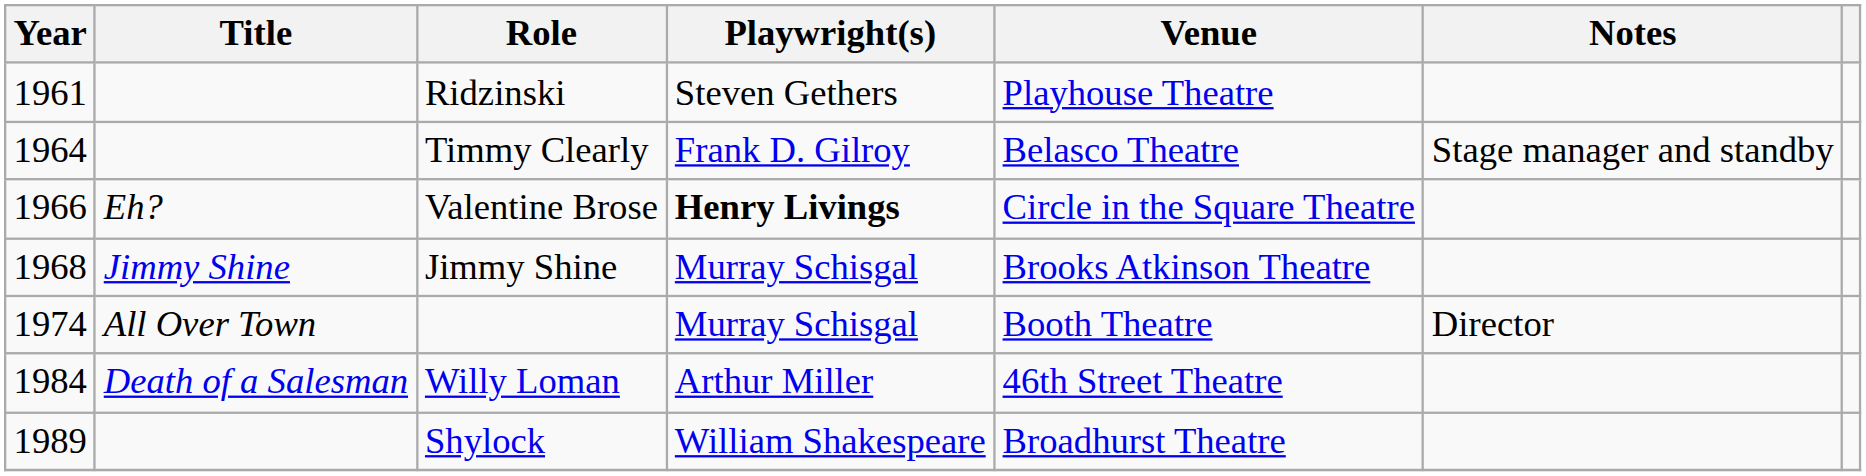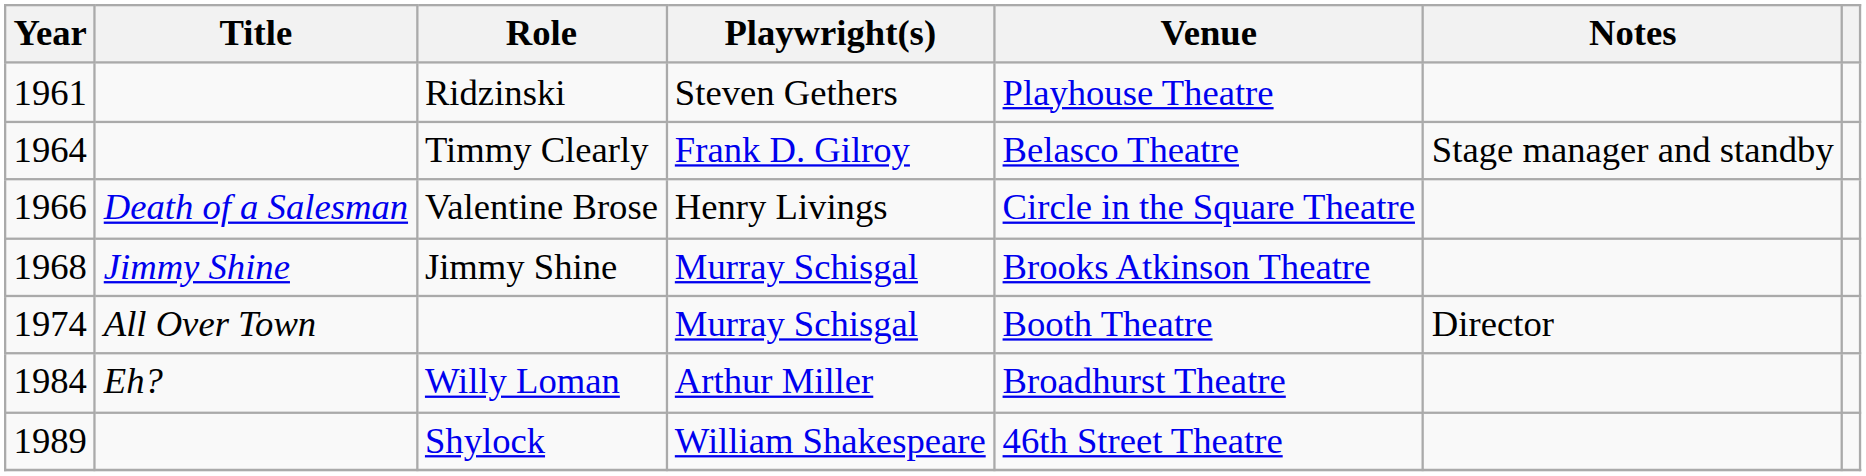(133, 207) Eh? -> (256, 207) Death of a Salesman
(787, 207) bold -> (781, 207) normal
(256, 382) Death of a Salesman -> (133, 382) Eh?
(1143, 382) 46th Street Theatre -> (1144, 382) Broadhurst Theatre
(1144, 440) Broadhurst Theatre -> (1143, 440) 46th Street Theatre
